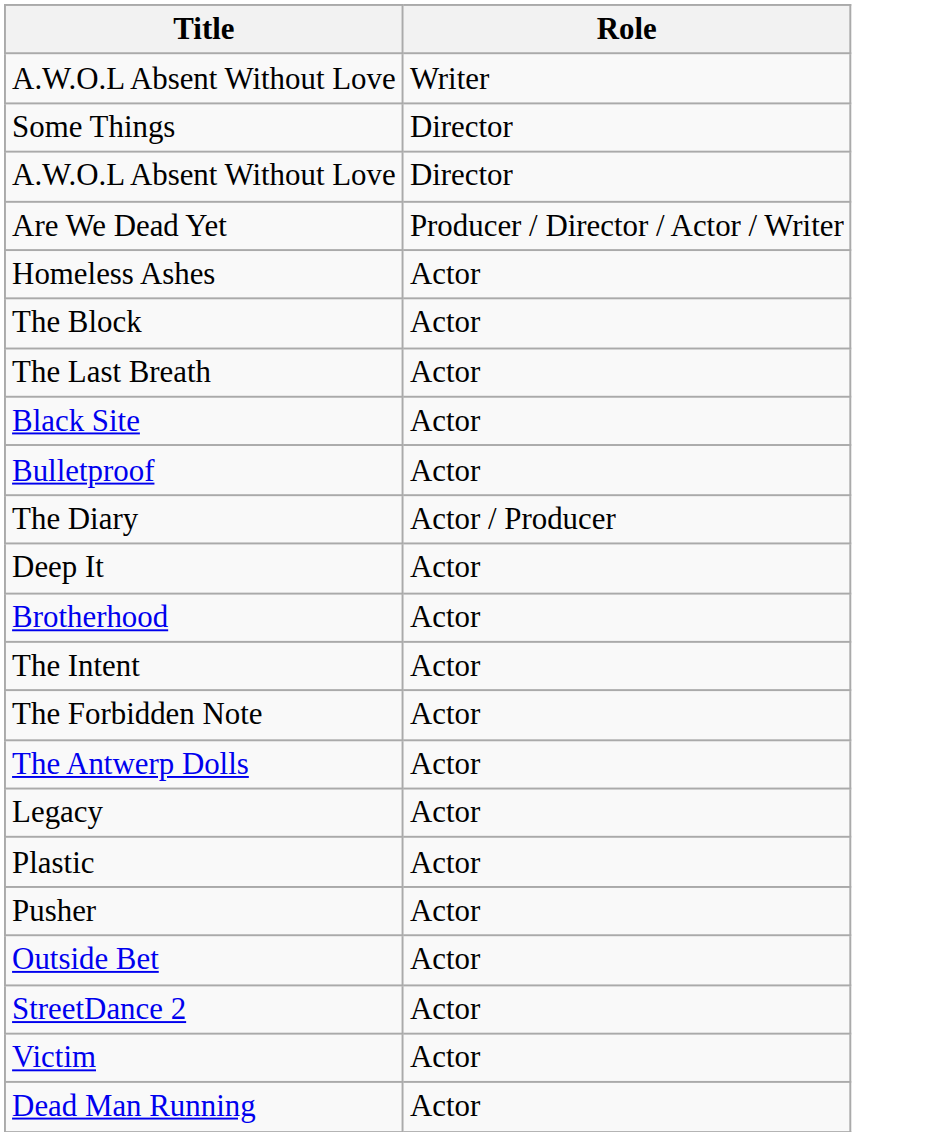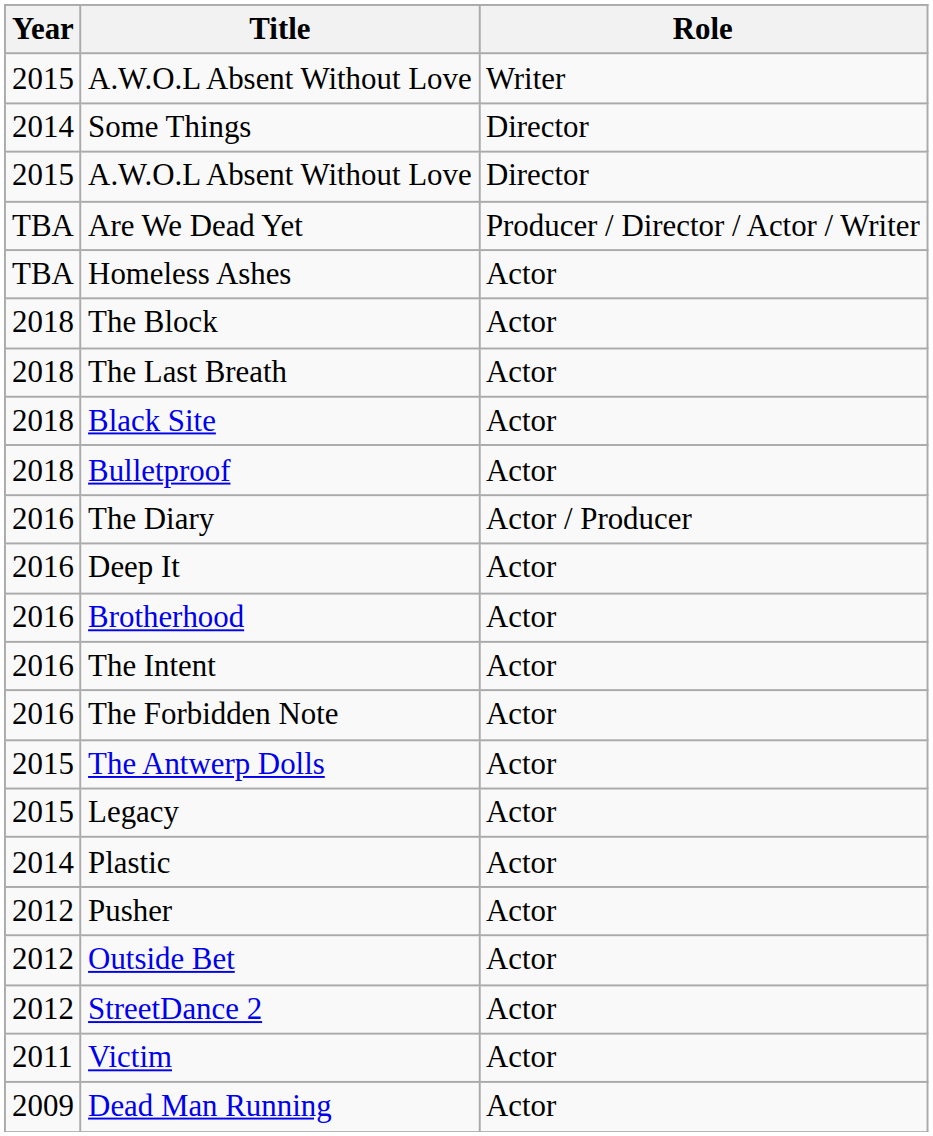+ column: (43, 28)
